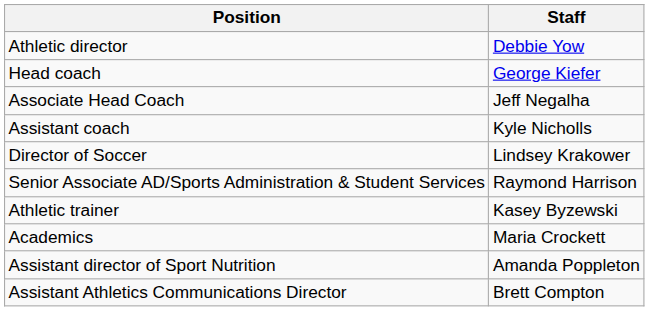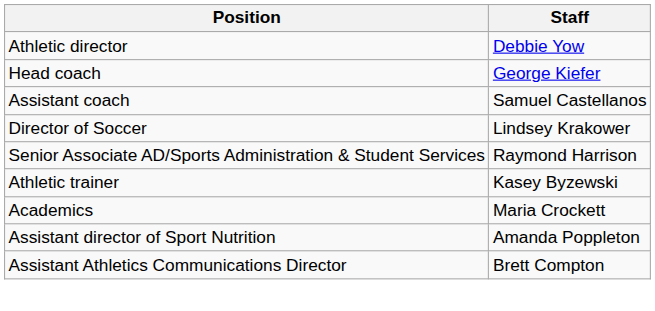- row: (541, 100)
- row: (542, 127)
+ row: (570, 100)
